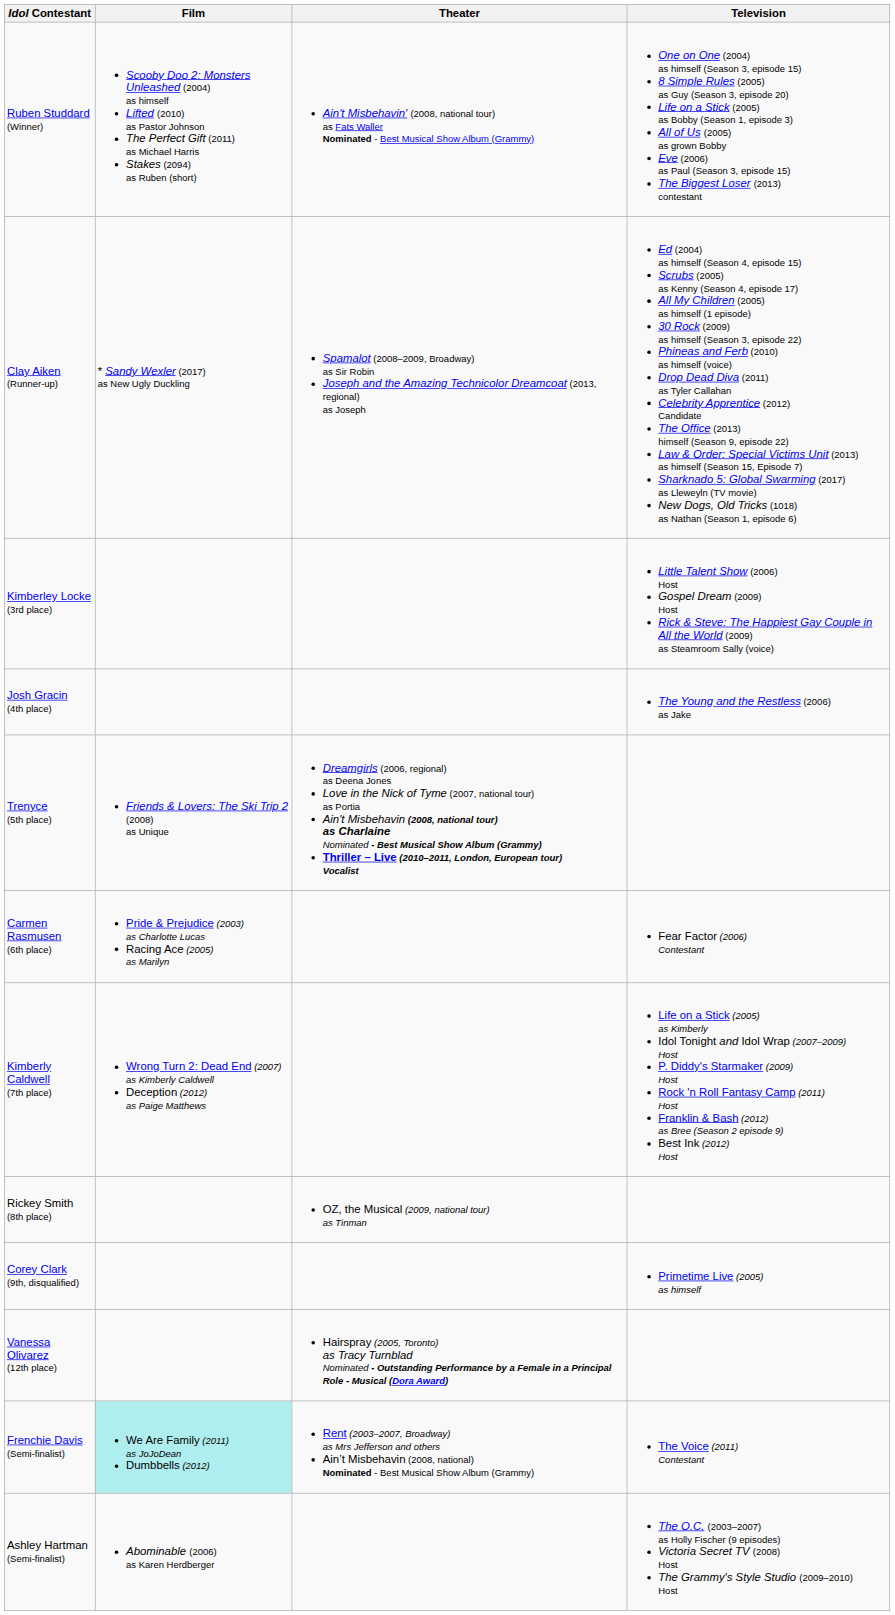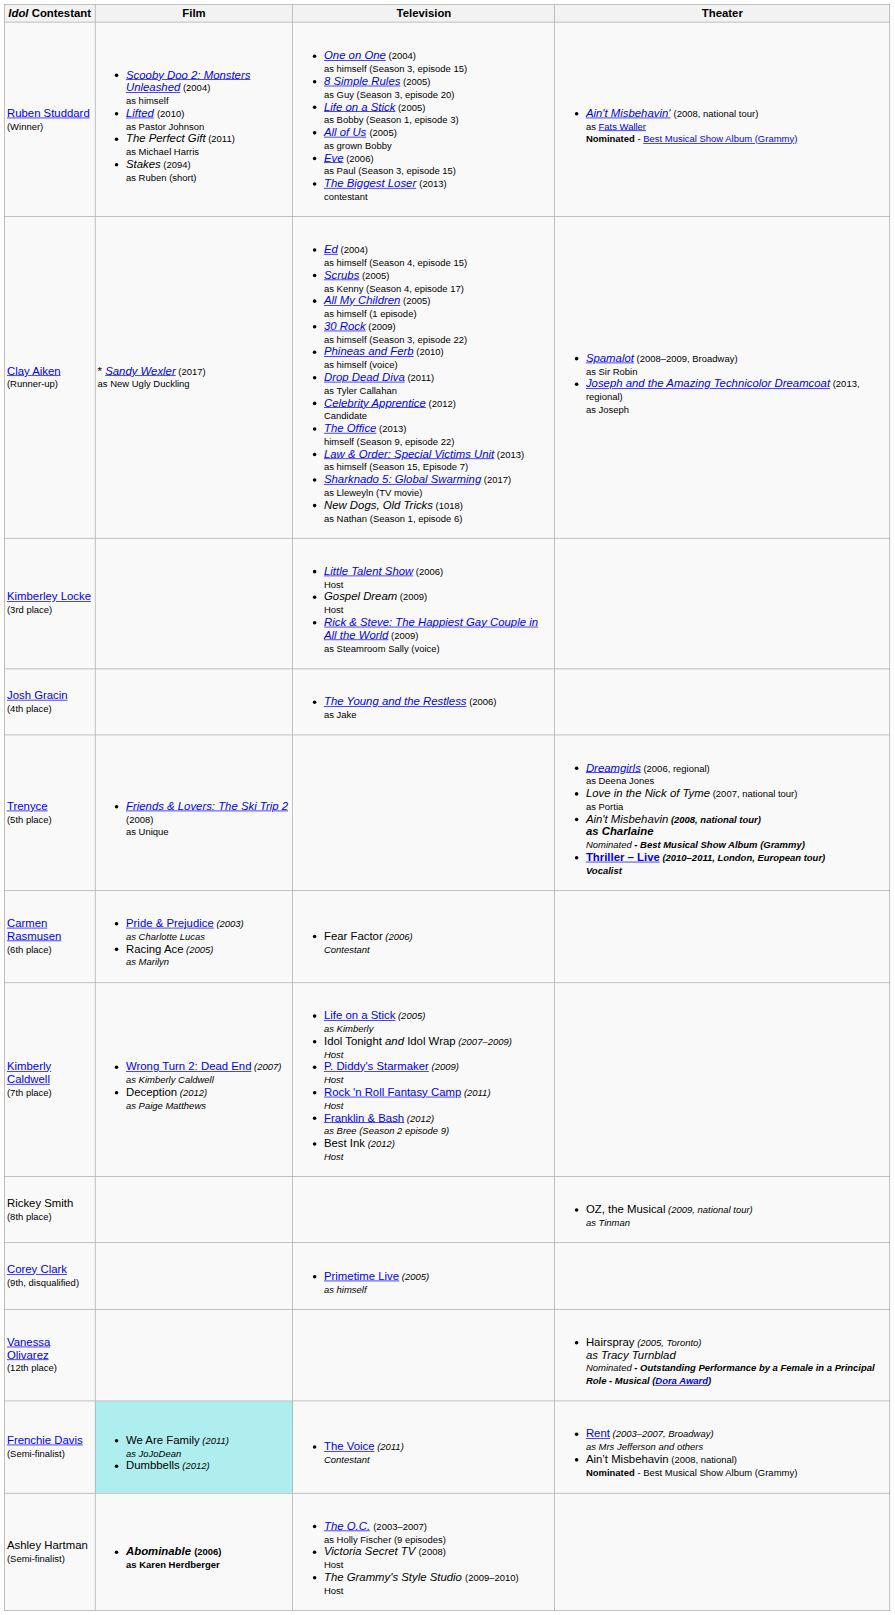columns swapped: (758, 13) <-> (459, 13)
(193, 1558) normal -> (194, 1558) bold
